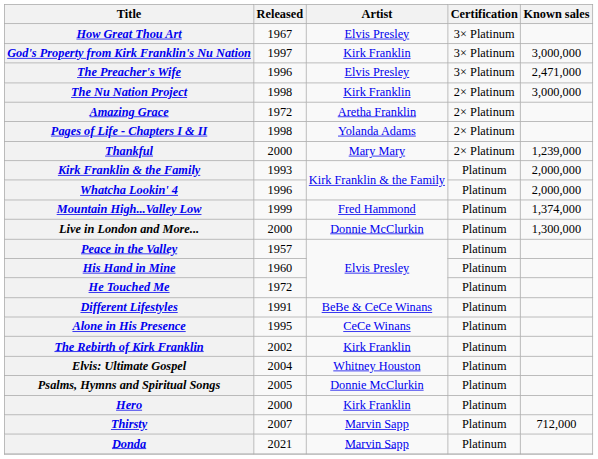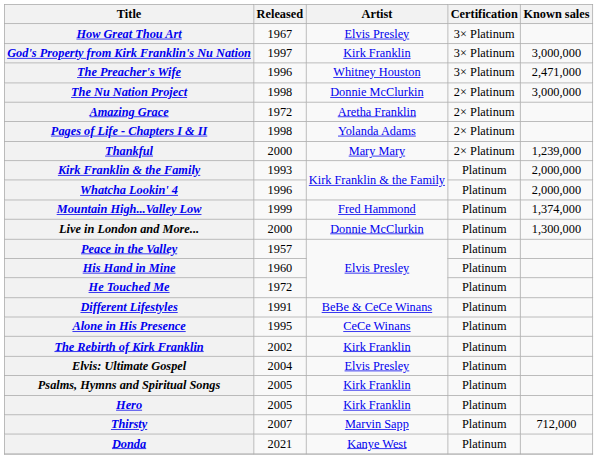(377, 72) Elvis Presley -> (377, 72) Whitney Houston
(377, 92) Kirk Franklin -> (377, 92) Donnie McClurkin
(377, 365) Whitney Houston -> (377, 365) Elvis Presley
(377, 385) Donnie McClurkin -> (377, 385) Kirk Franklin
(280, 405) 2000 -> (280, 405) 2005
(377, 444) Marvin Sapp -> (377, 444) Kanye West
